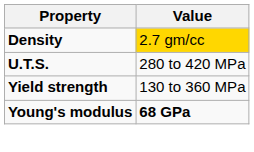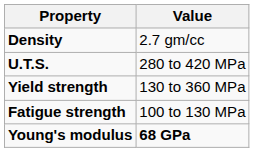(172, 40) gold background -> (172, 40) no background
+ row: (67, 111)
